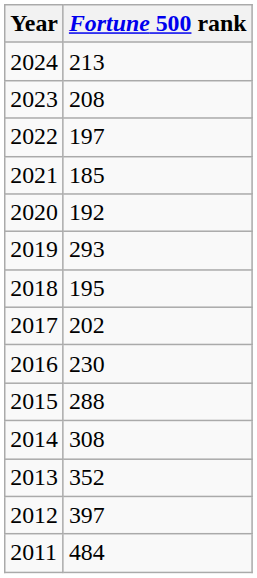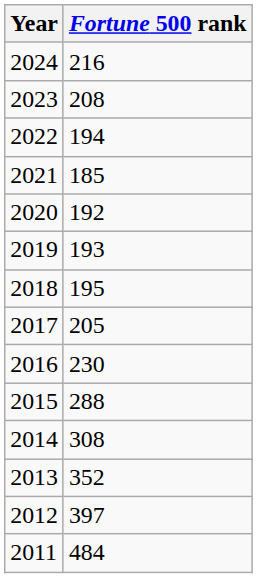(87, 61) 213 -> (87, 61) 216
(87, 136) 197 -> (87, 136) 194
(87, 250) 293 -> (87, 250) 193
(87, 325) 202 -> (87, 325) 205
